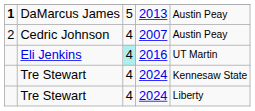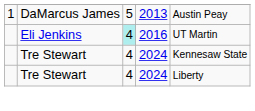(11, 14) bold -> (11, 14) normal
- row: (65, 34)
